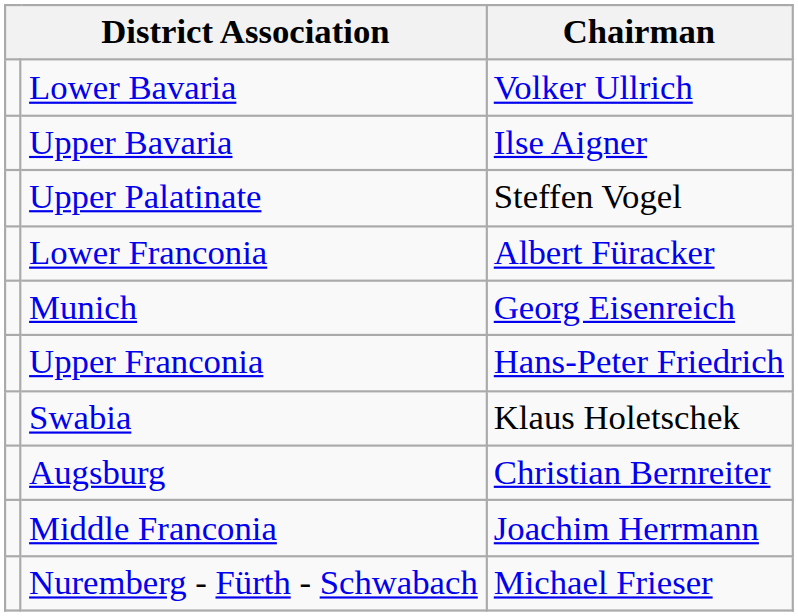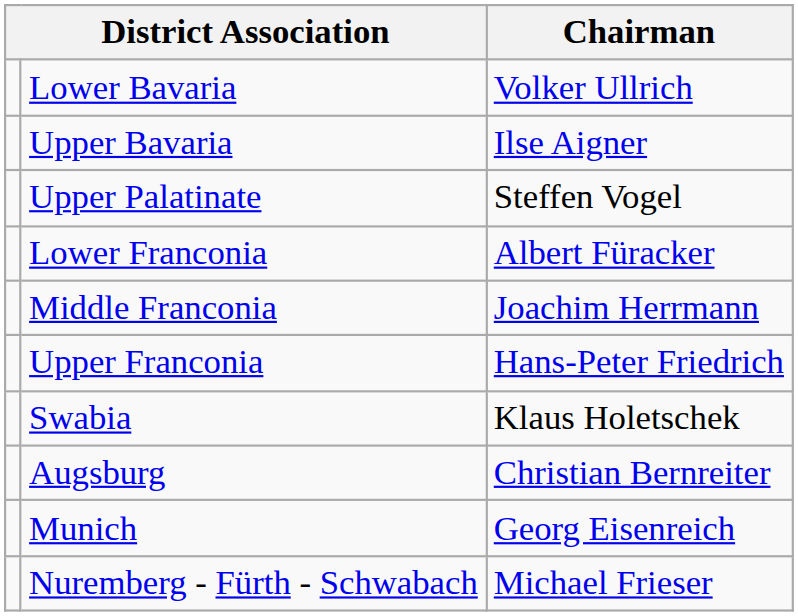rows swapped: (153, 527) <-> (83, 307)
